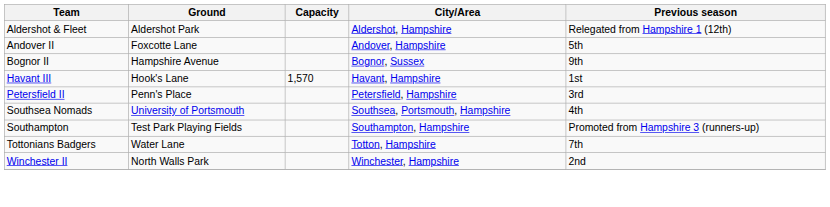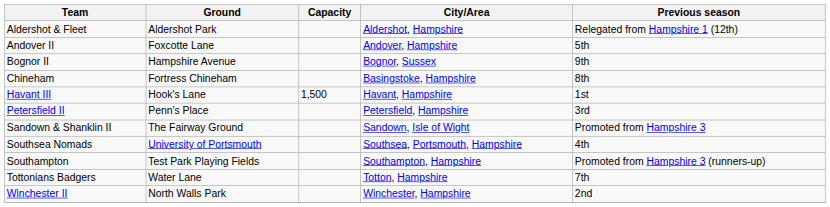+ row: (30, 78)
(301, 78) 1,570 -> (314, 95) 1,500
+ row: (59, 128)
